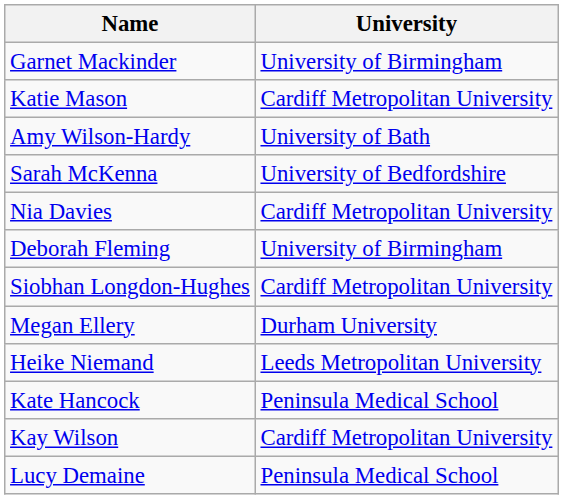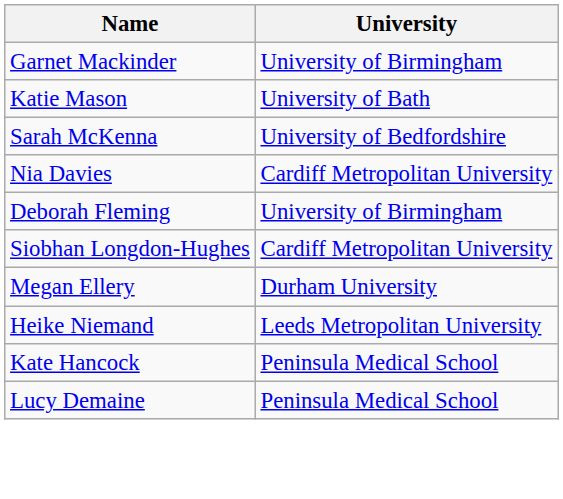(406, 98) Cardiff Metropolitan University -> (345, 98) University of Bath
- row: (100, 136)
- row: (64, 437)
